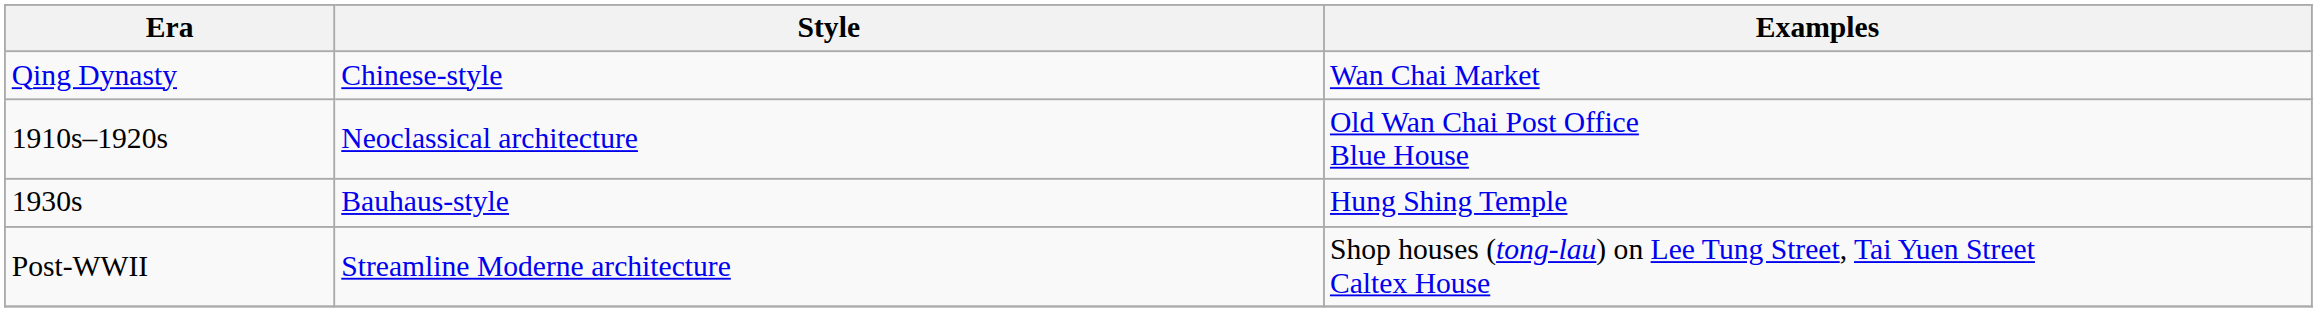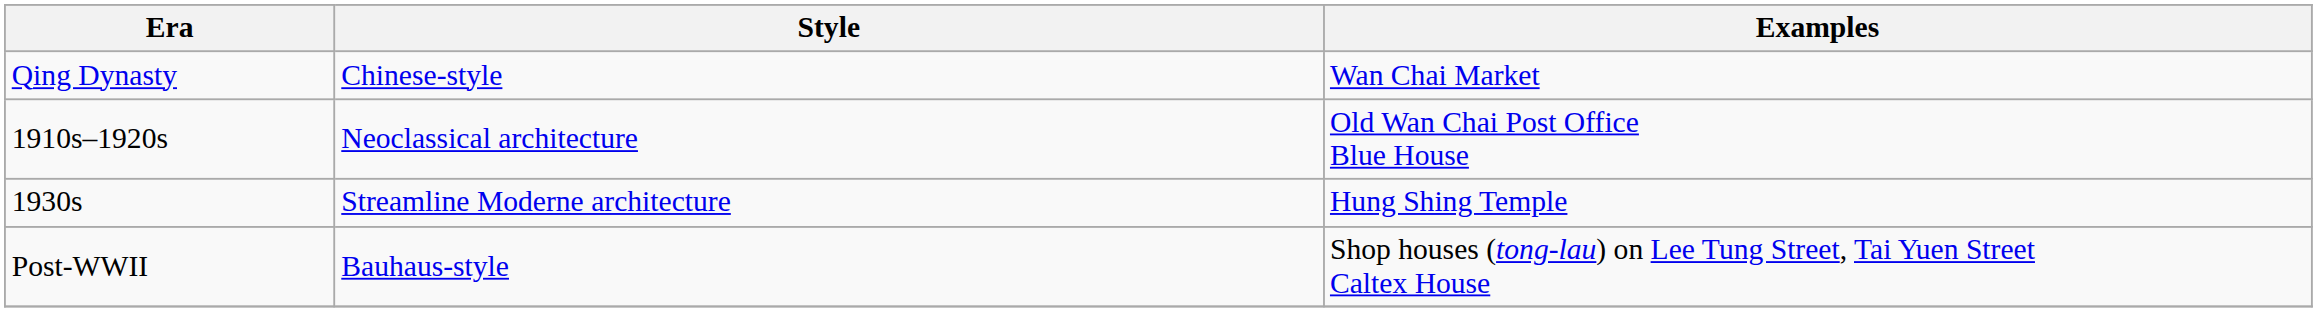(425, 202) Bauhaus-style -> (536, 202) Streamline Moderne architecture
(536, 265) Streamline Moderne architecture -> (425, 265) Bauhaus-style
